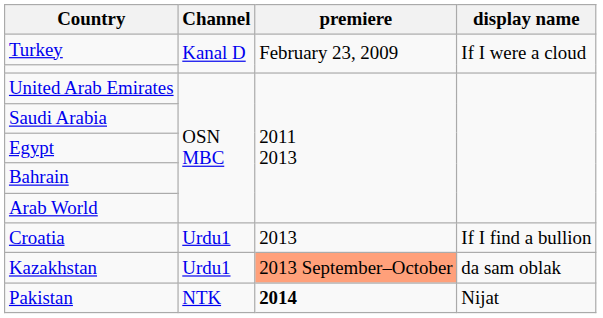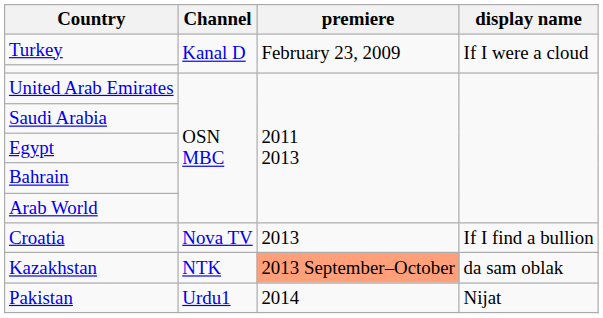(206, 237) Urdu1 -> (217, 237) Nova TV
(206, 267) Urdu1 -> (202, 267) NTK
(202, 297) NTK -> (206, 297) Urdu1
(278, 297) bold -> (280, 297) normal
